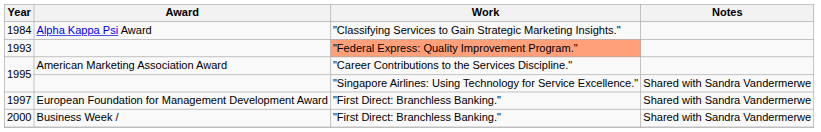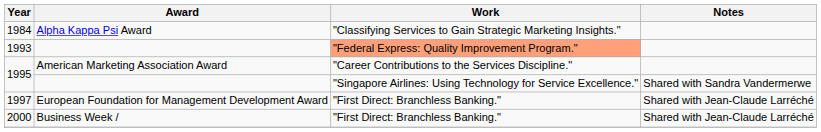(727, 100) Shared with Sandra Vandermerwe -> (729, 100) Shared with Jean-Claude Larréché
(727, 118) Shared with Sandra Vandermerwe -> (729, 118) Shared with Jean-Claude Larréché
